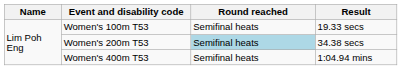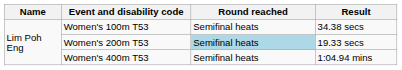(341, 27) 19.33 secs -> (341, 27) 34.38 secs
(341, 42) 34.38 secs -> (341, 42) 19.33 secs
